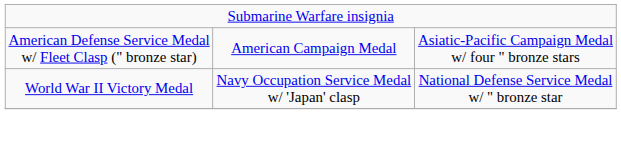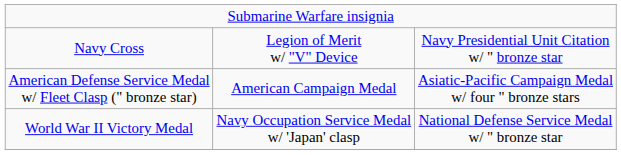+ row: (109, 48)
